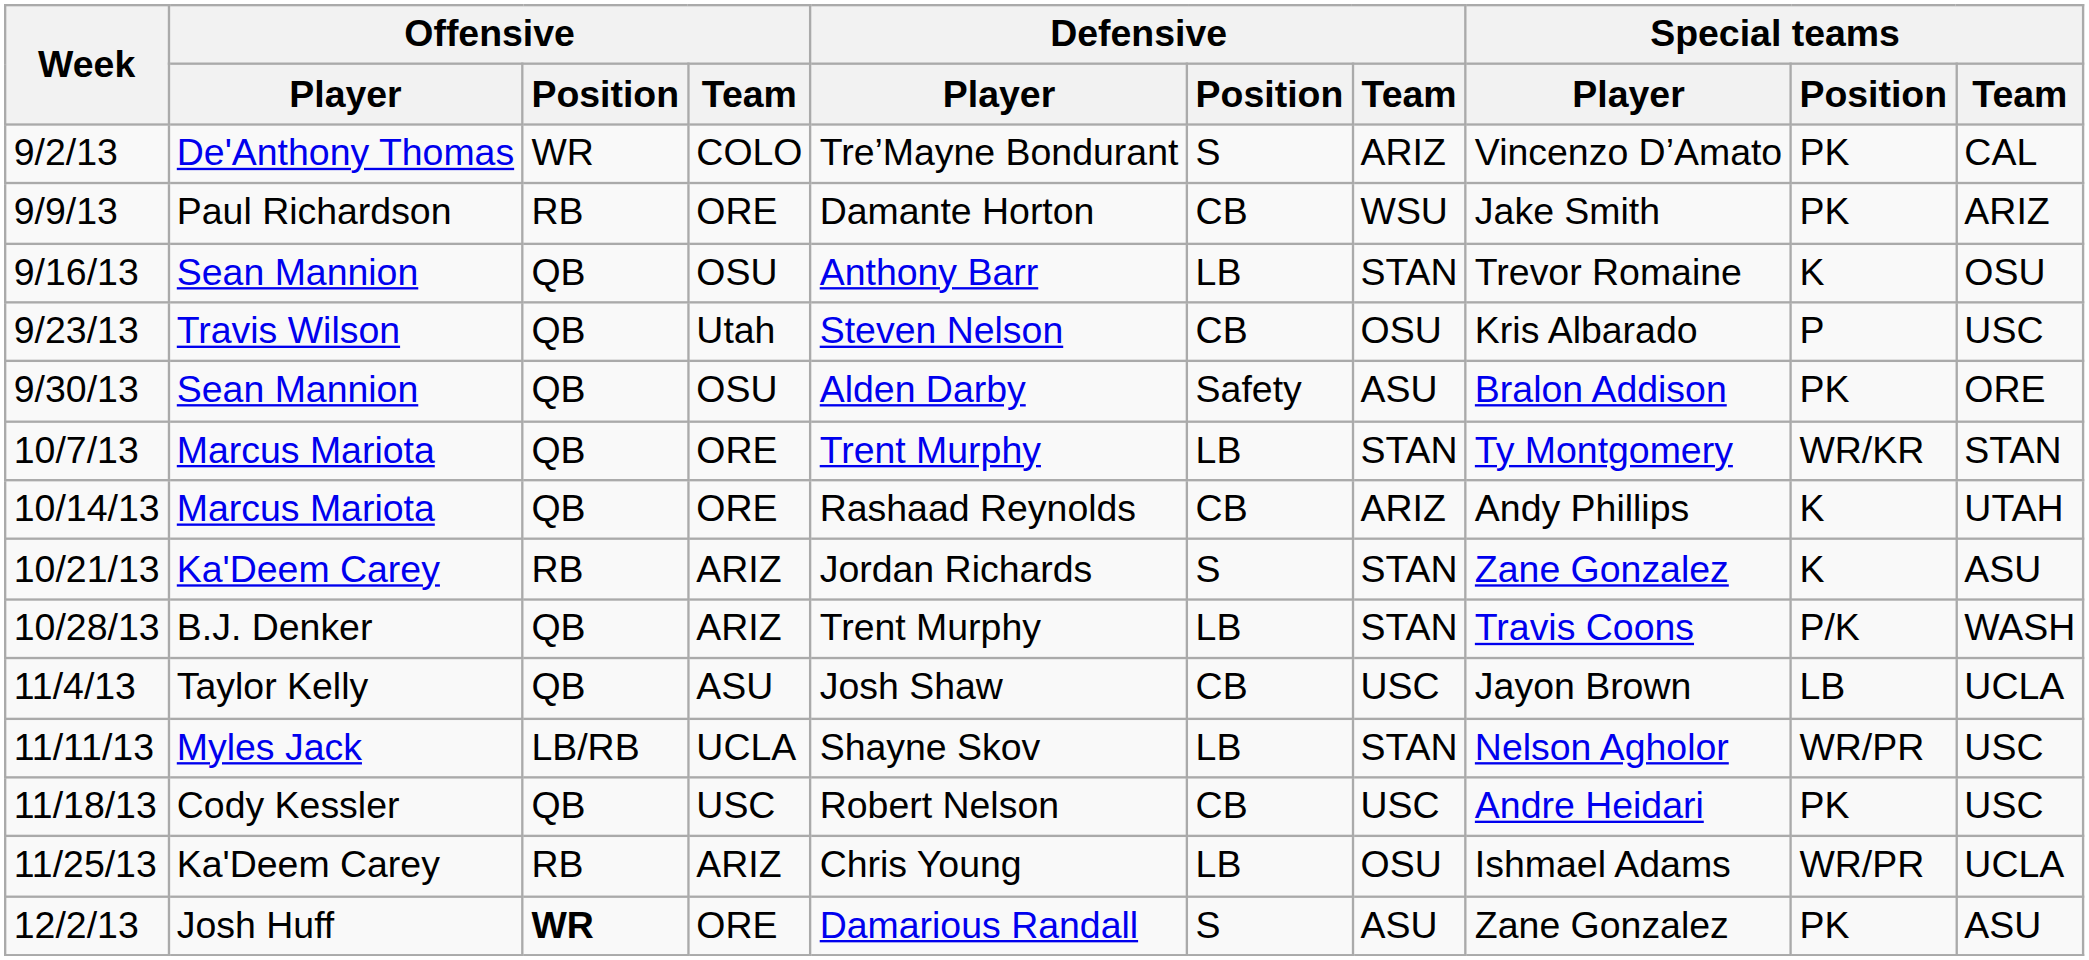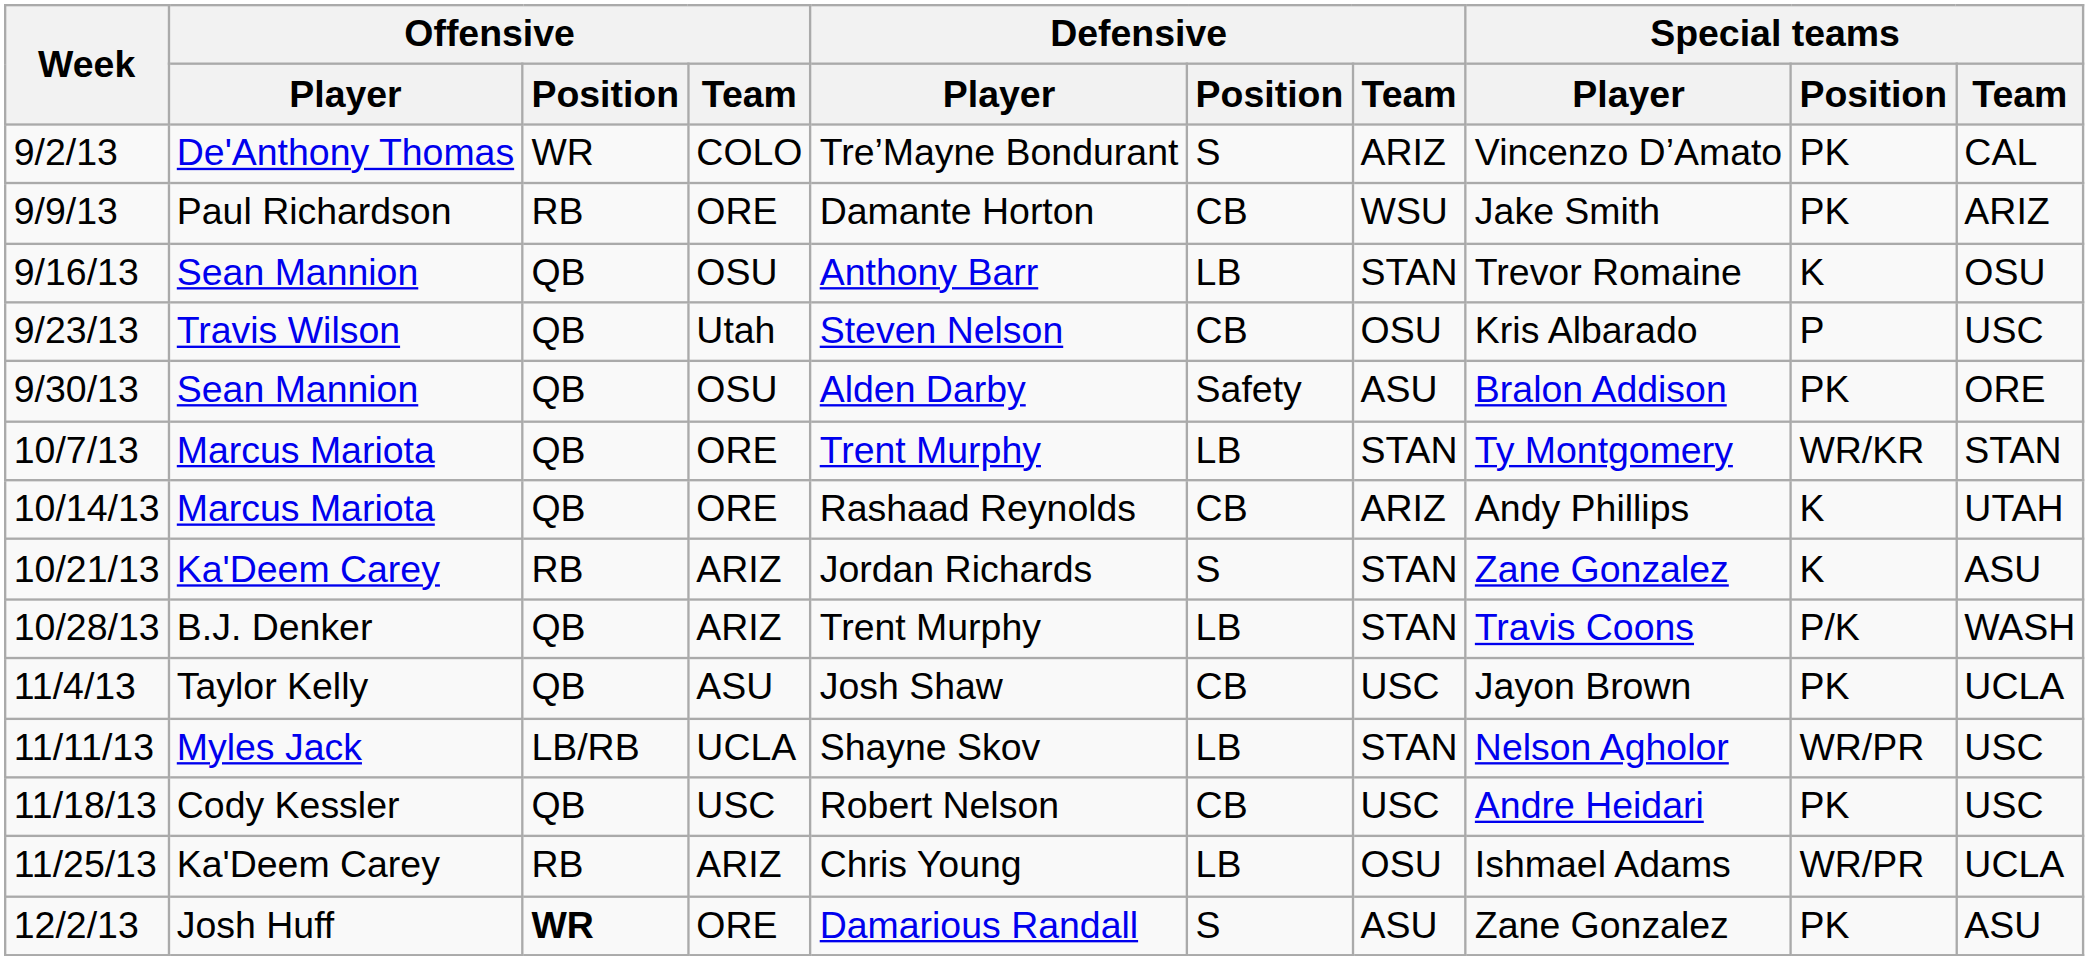(1822, 687) LB -> (1824, 687) PK
